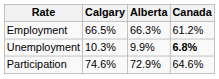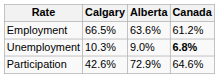(145, 30) 66.3% -> (145, 30) 63.6%
(142, 47) 9.9% -> (142, 47) 9.0%
(100, 64) 74.6% -> (100, 64) 42.6%
